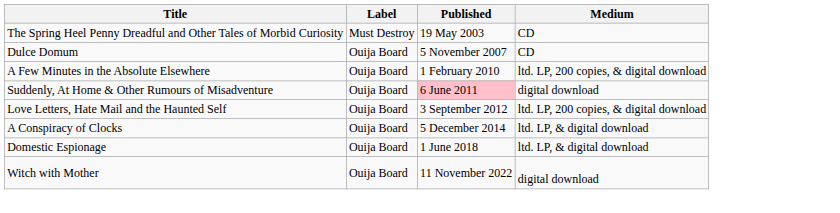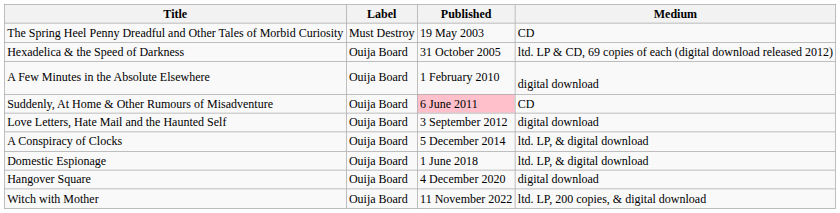+ row: (96, 52)
- row: (43, 52)
(612, 71) ltd. LP, 200 copies, & digital download -> (558, 84) digital download
(558, 90) digital download -> (526, 103) CD
(612, 109) ltd. LP, 200 copies, & digital download -> (558, 122) digital download
+ row: (49, 179)
(558, 179) digital download -> (612, 198) ltd. LP, 200 copies, & digital download
